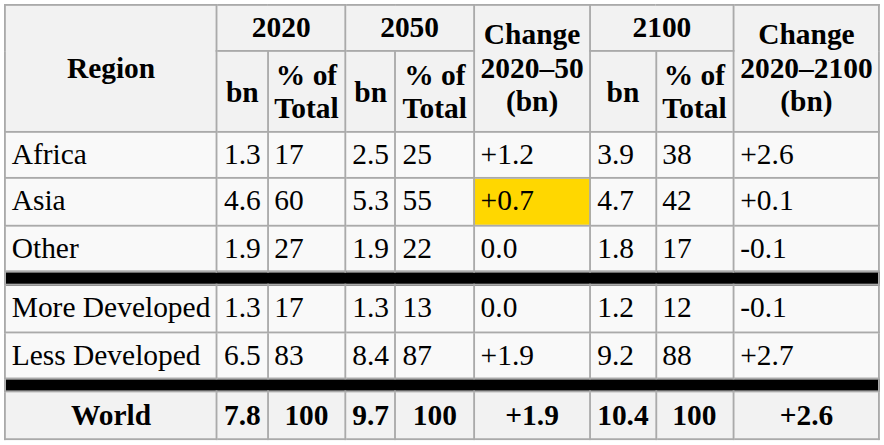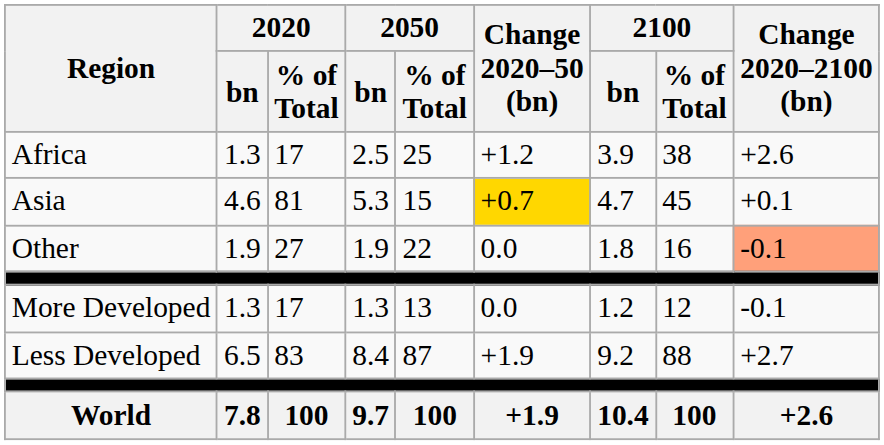(289, 201) 60 -> (289, 201) 81
(417, 201) 55 -> (417, 201) 15
(677, 201) 42 -> (677, 201) 45
(677, 247) 17 -> (677, 247) 16
(764, 247) no background -> (764, 247) lightsalmon background
